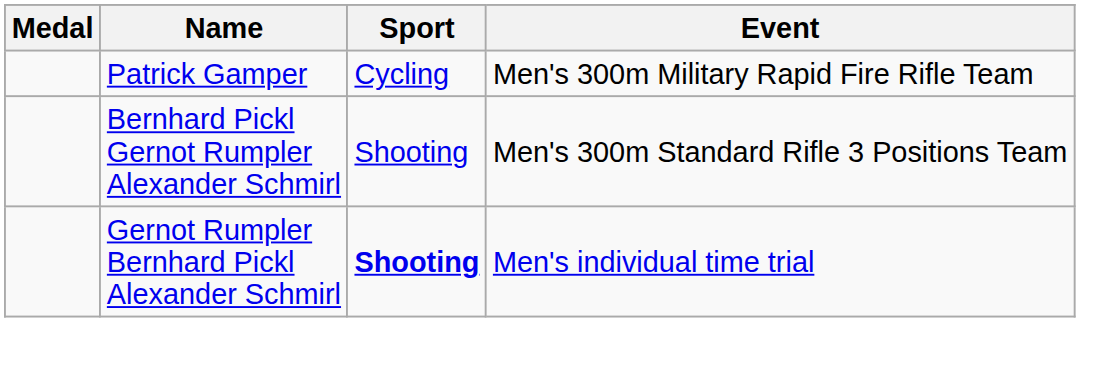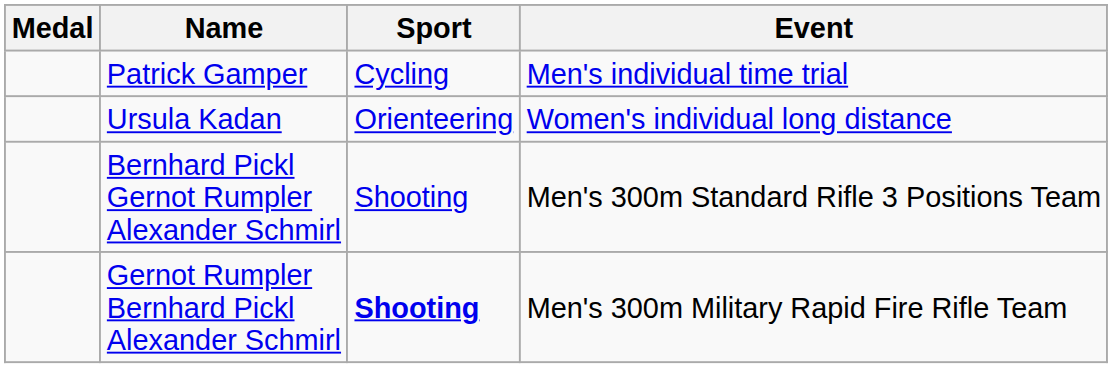(763, 74) Men's 300m Military Rapid Fire Rifle Team -> (687, 74) Men's individual time trial
+ row: (194, 119)
(654, 262) Men's individual time trial -> (797, 308) Men's 300m Military Rapid Fire Rifle Team
